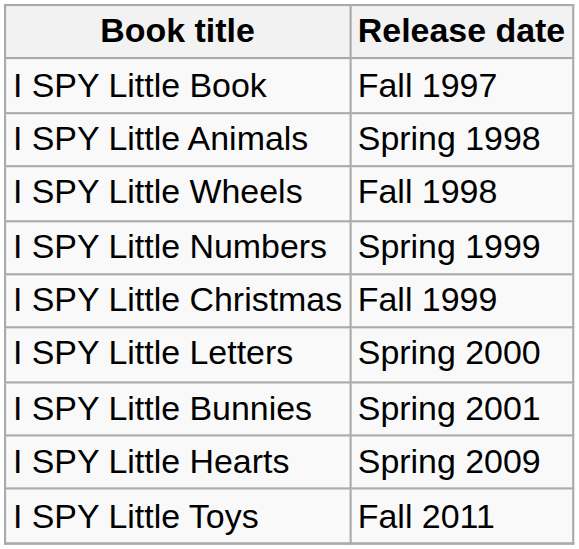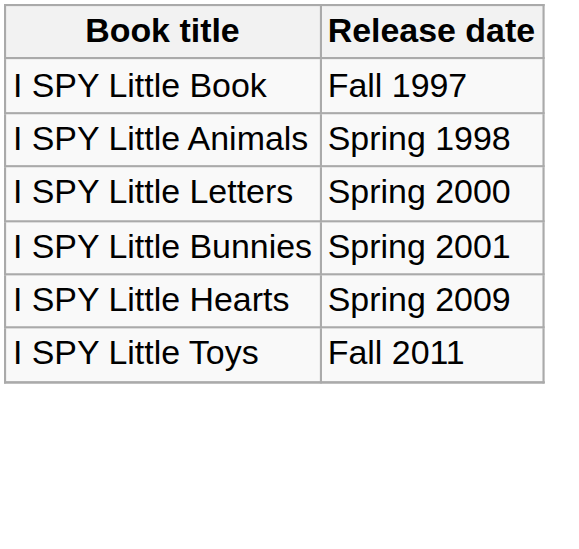- row: (158, 192)
- row: (170, 246)
- row: (178, 300)
